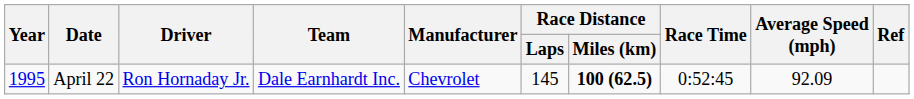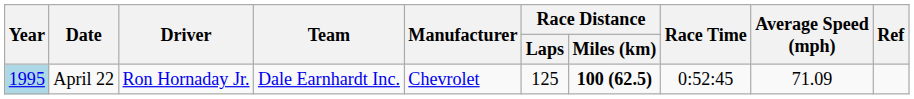(27, 79) no background -> (27, 79) lightblue background
(545, 79) 145 -> (545, 79) 125
(812, 79) 92.09 -> (812, 79) 71.09
